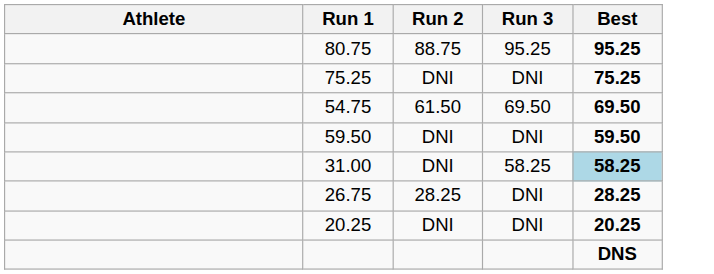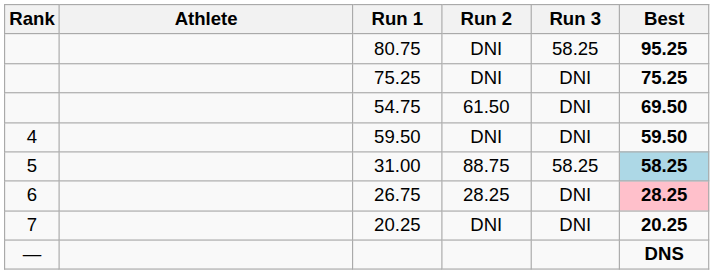+ column: (32, 19)
(438, 48) 88.75 -> (486, 48) DNI
(528, 48) 95.25 -> (575, 48) 58.25
(528, 107) 69.50 -> (575, 107) DNI
(438, 166) DNI -> (486, 166) 88.75
(617, 195) no background -> (664, 195) pink background
